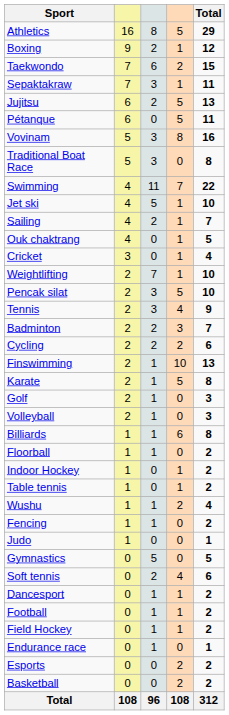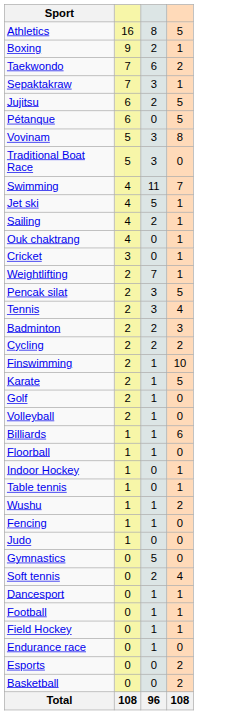- column: (209, 13)
